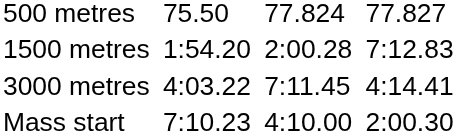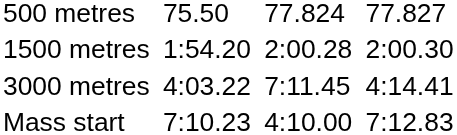(410, 49) 7:12.83 -> (410, 49) 2:00.30
(410, 122) 2:00.30 -> (410, 122) 7:12.83
